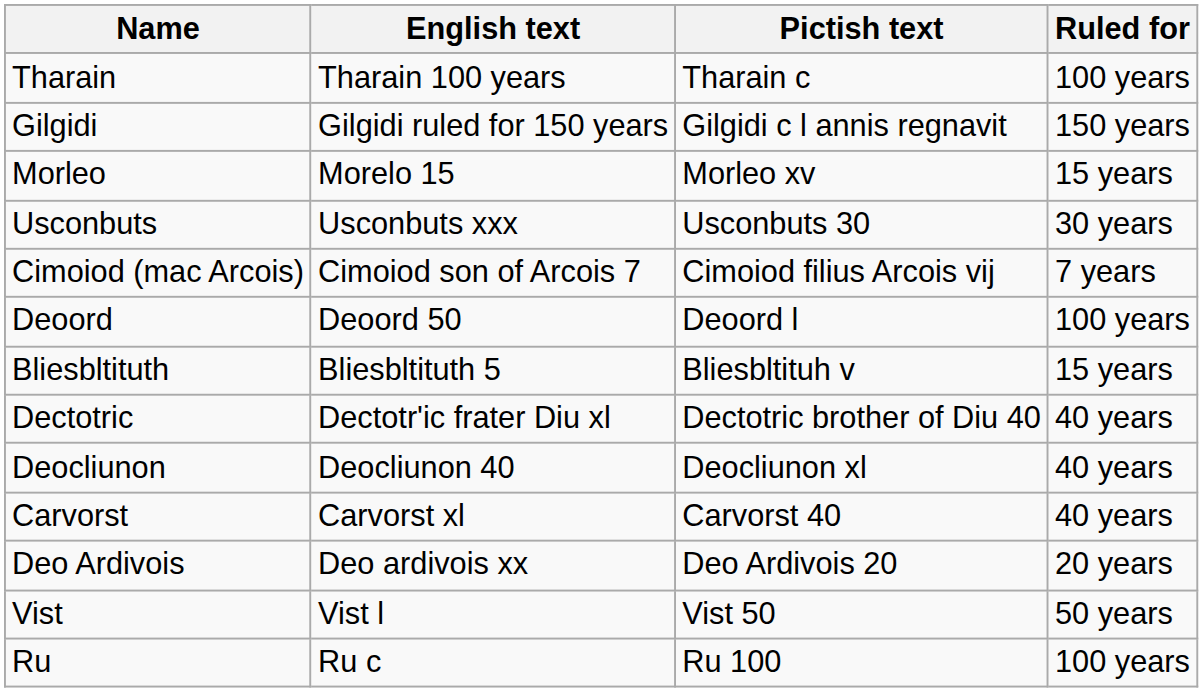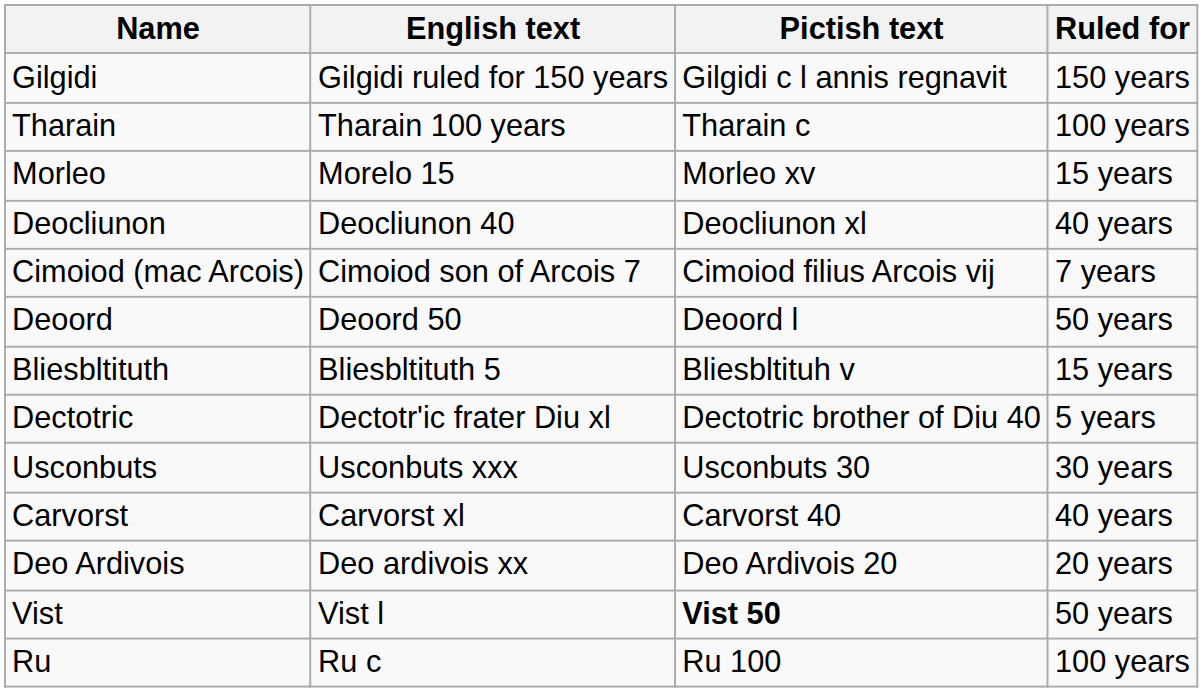rows swapped: (55, 126) <-> (64, 77)
rows swapped: (89, 467) <-> (85, 223)
(1122, 321) 100 years -> (1114, 321) 50 years
(1114, 418) 40 years -> (1105, 418) 5 years
(729, 613) normal -> (732, 613) bold
